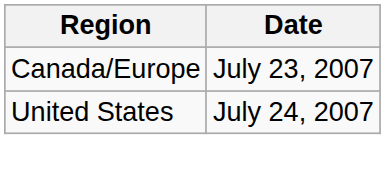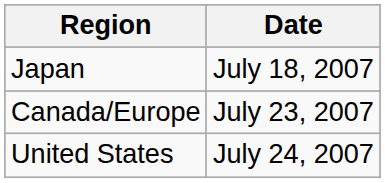+ row: (48, 68)
